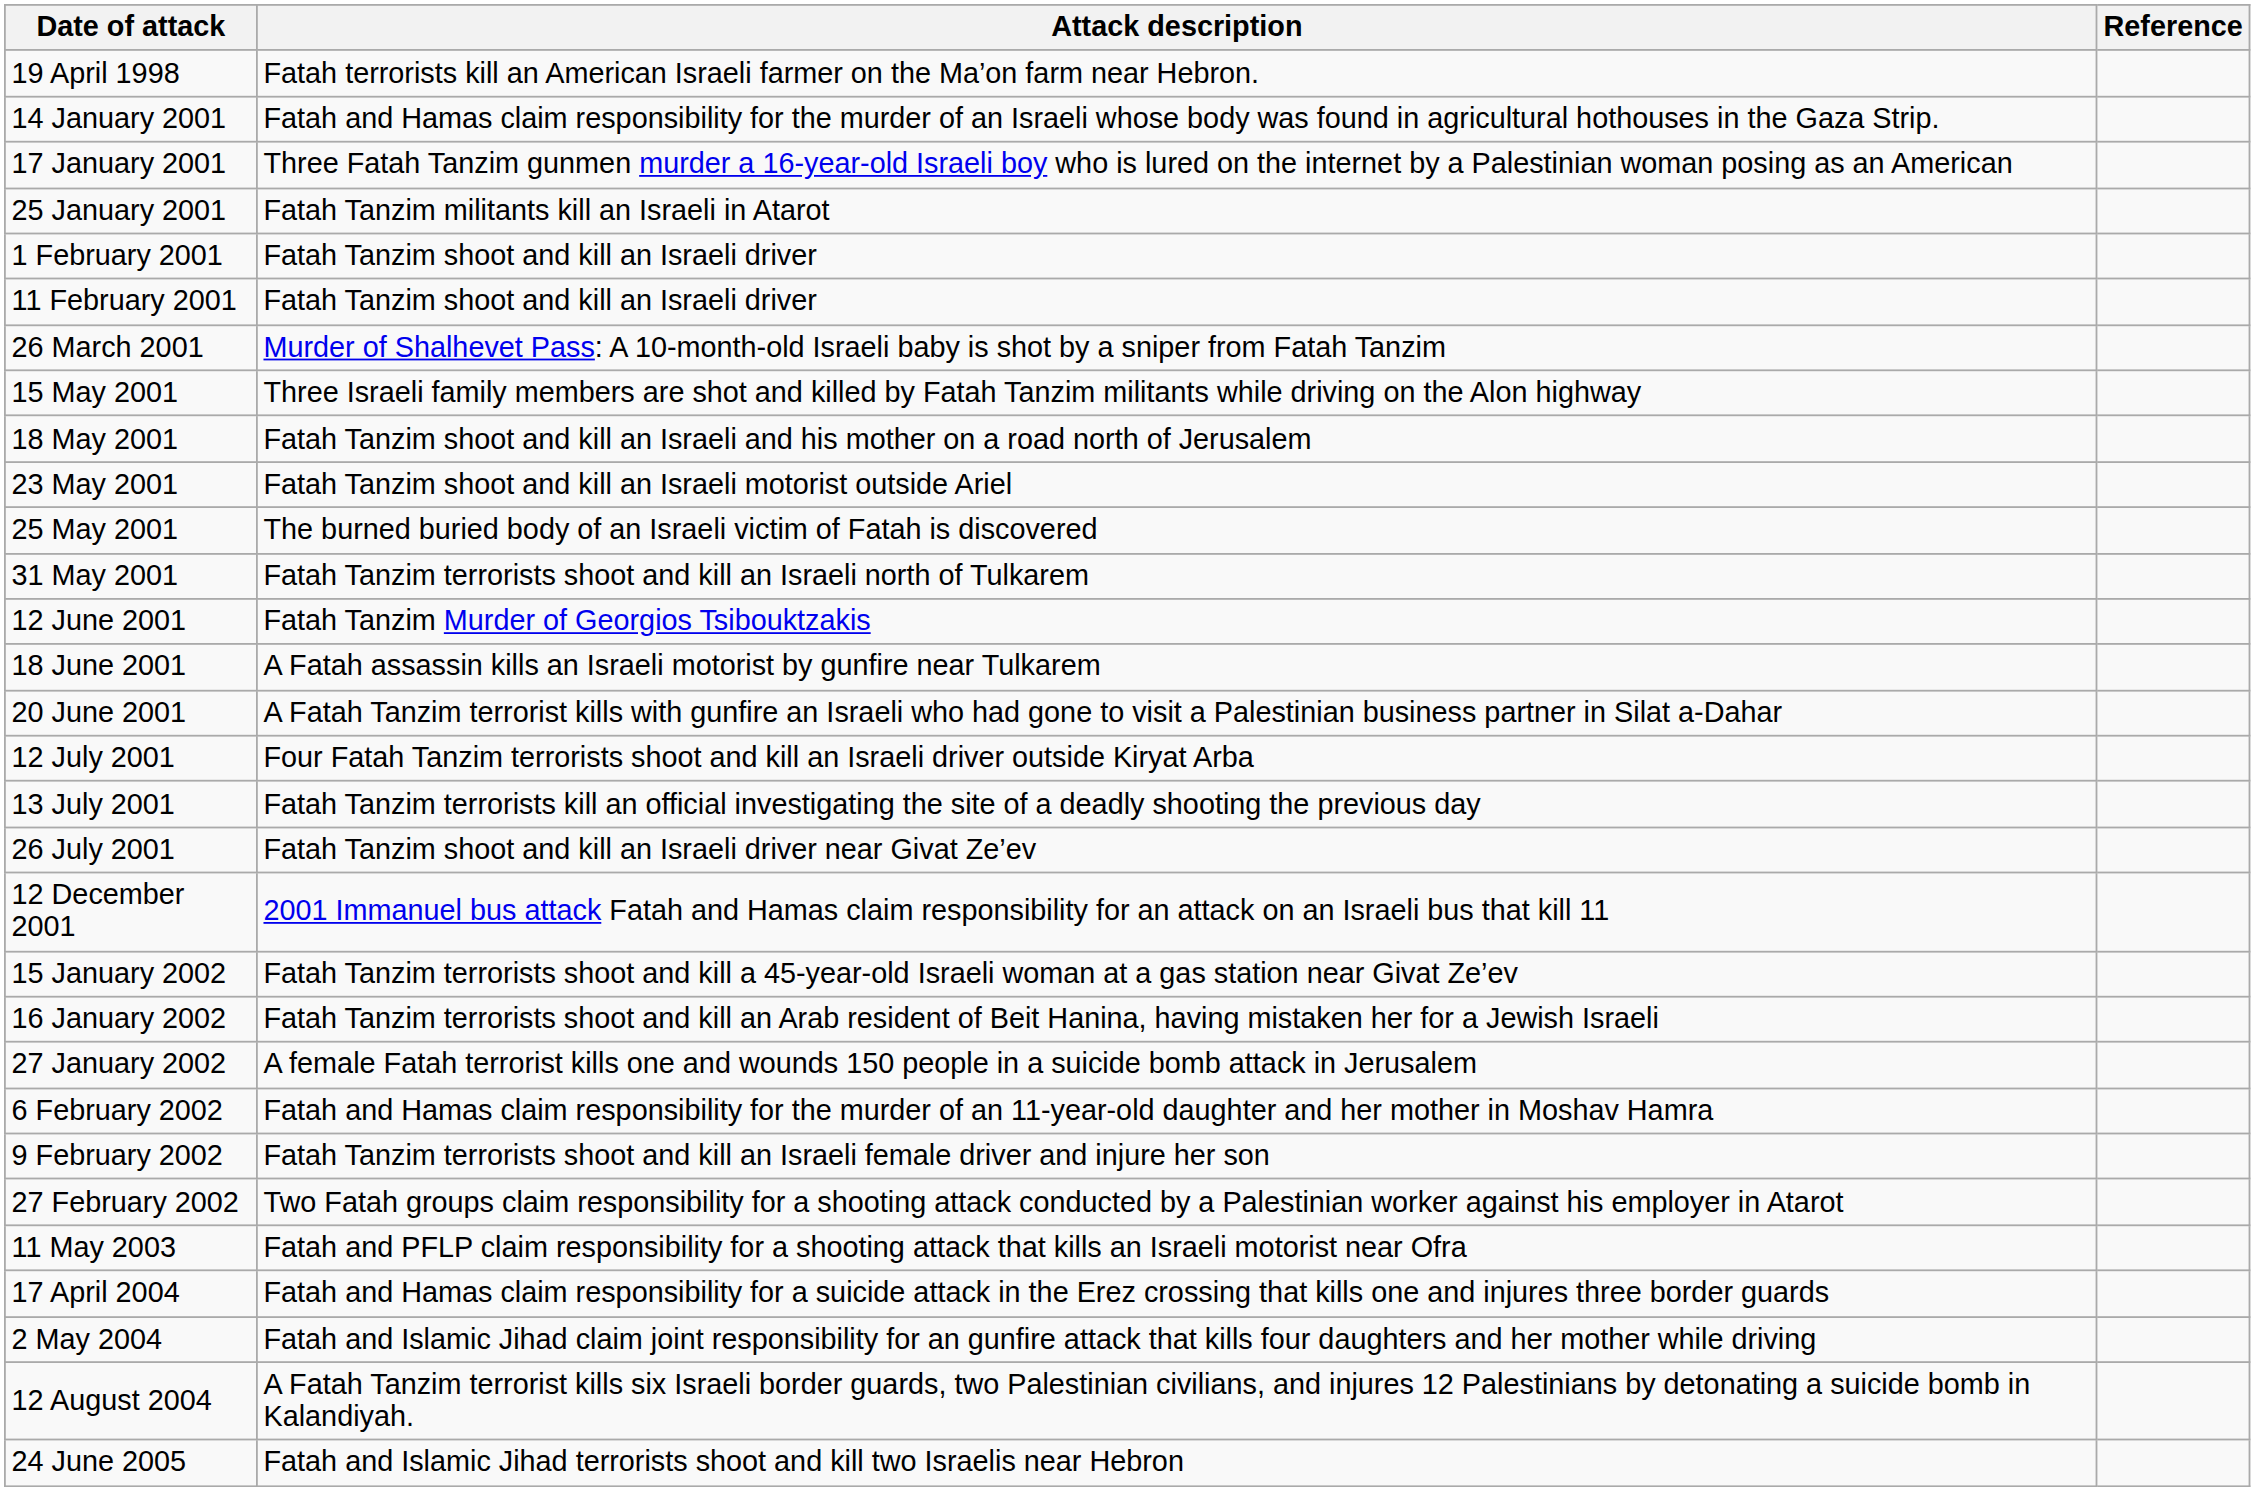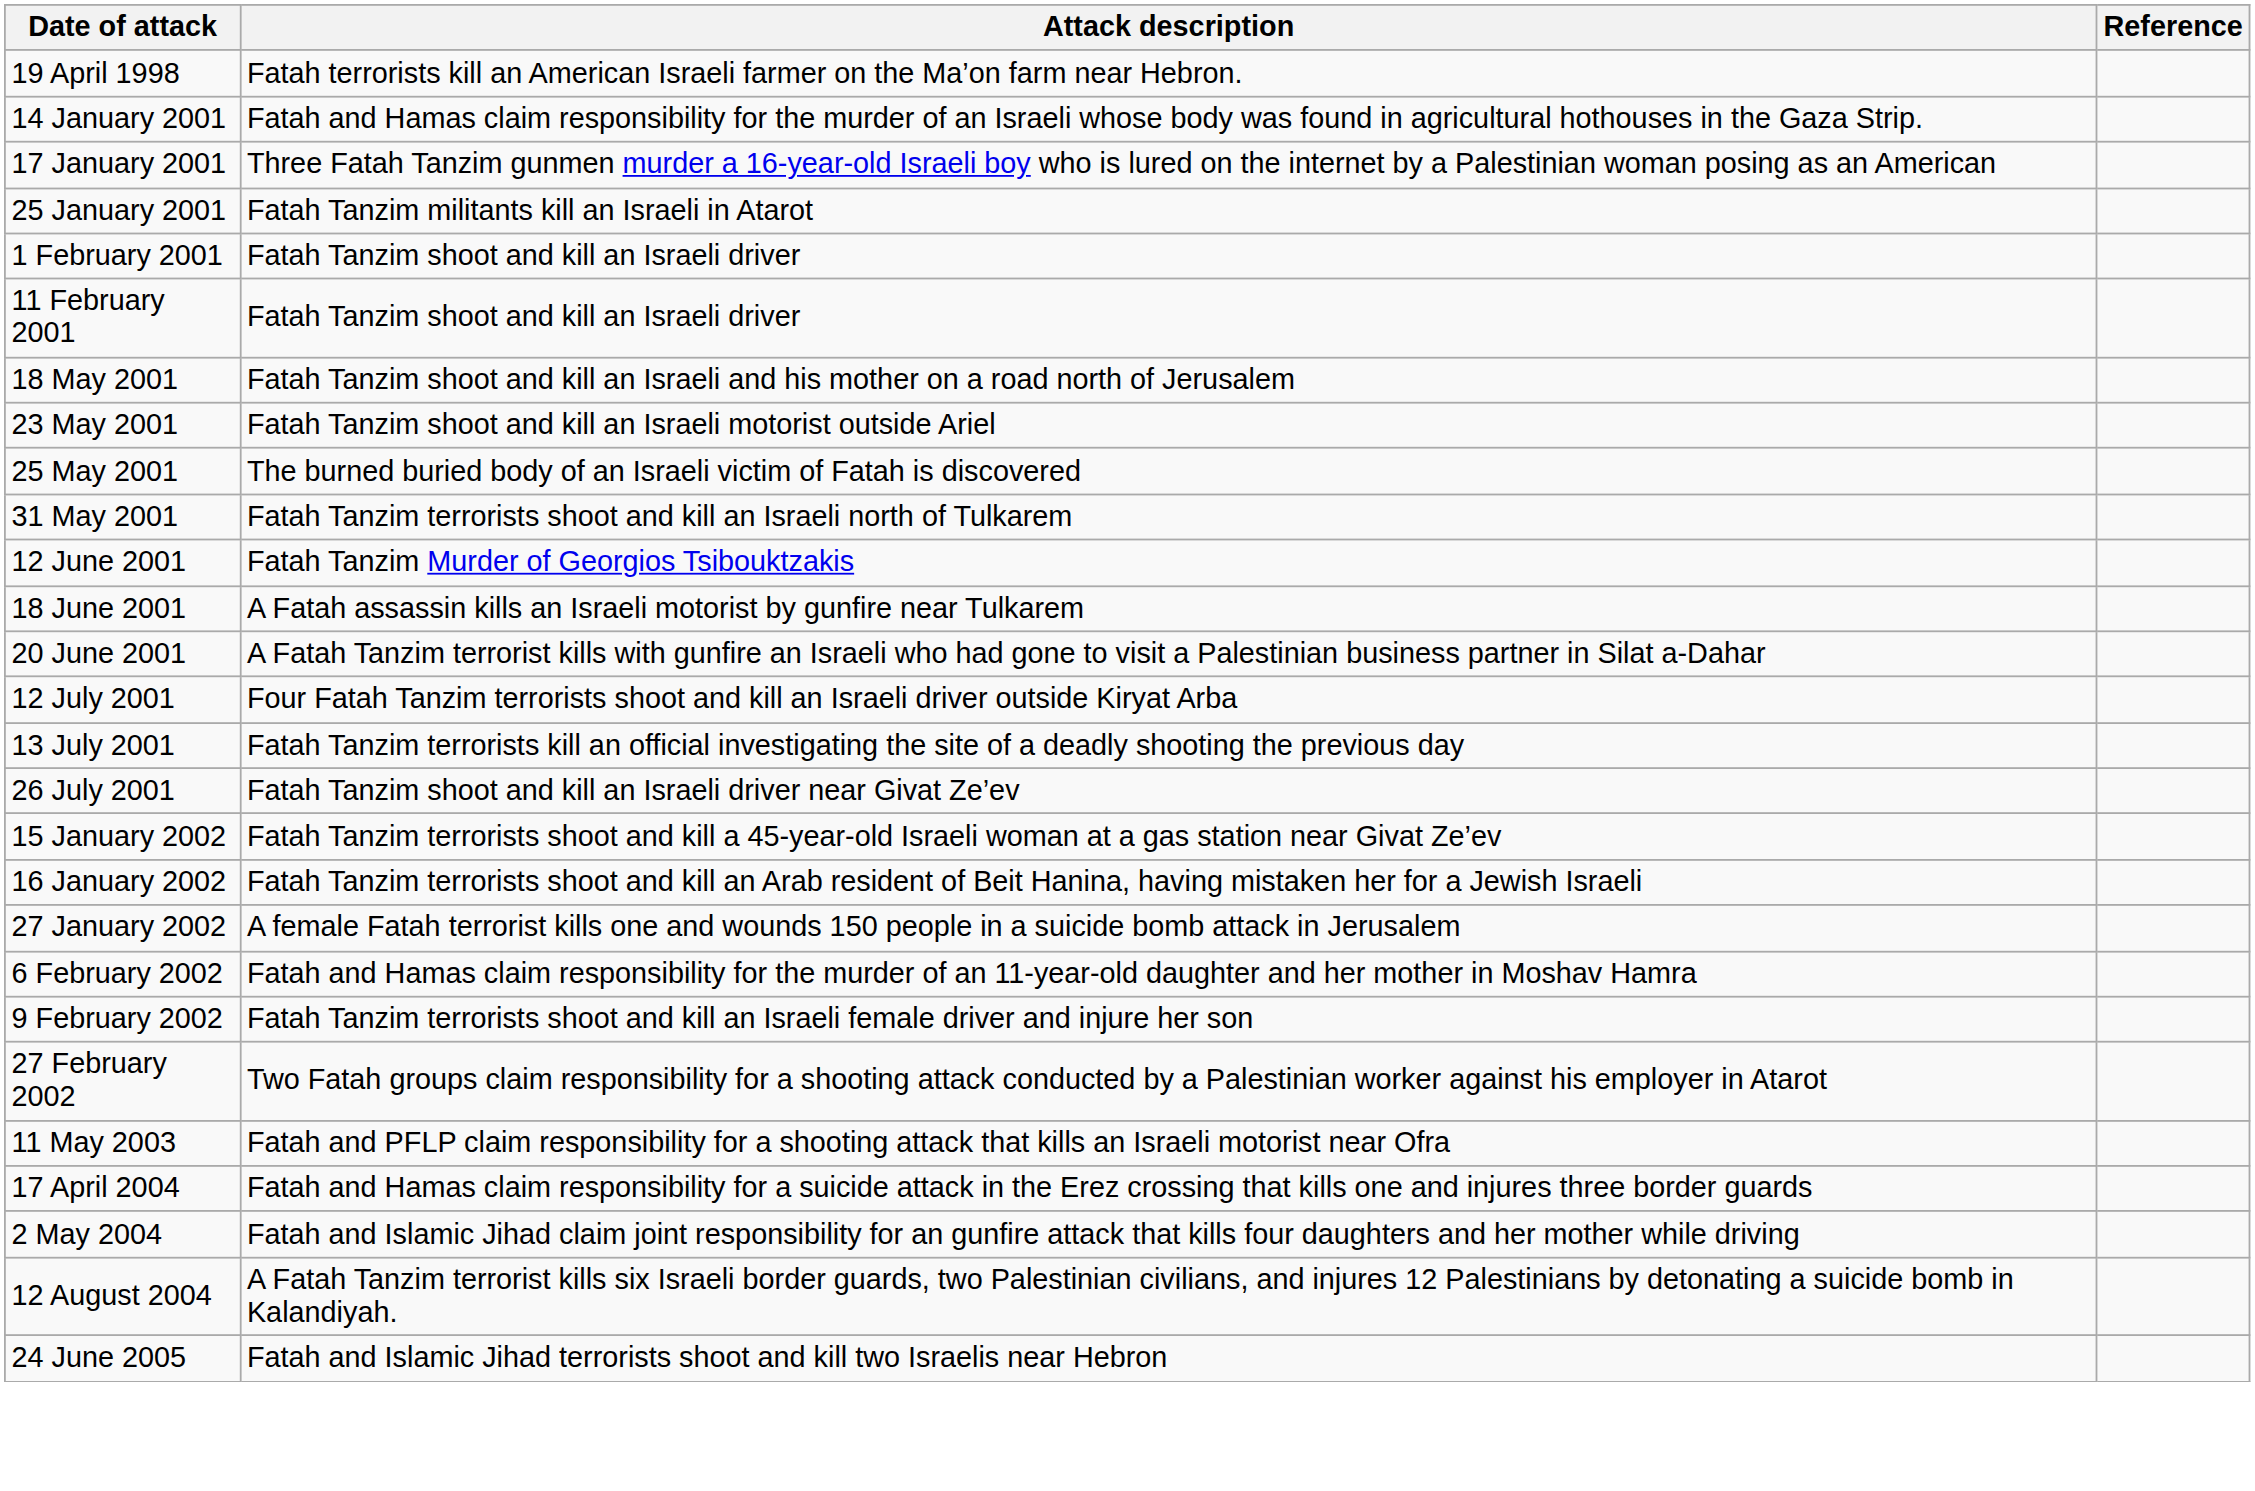- row: (108, 347)
- row: (95, 392)
- row: (98, 911)
